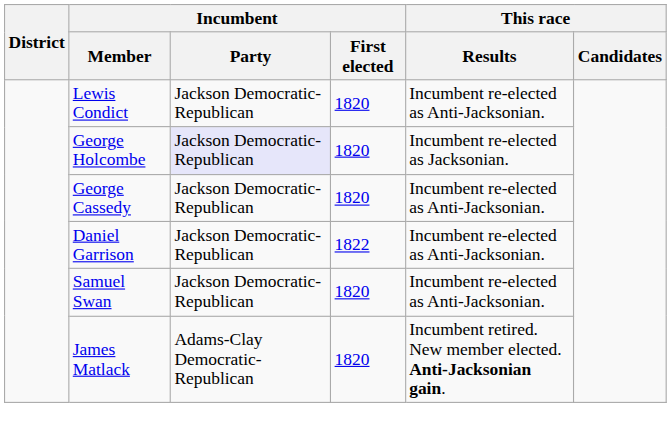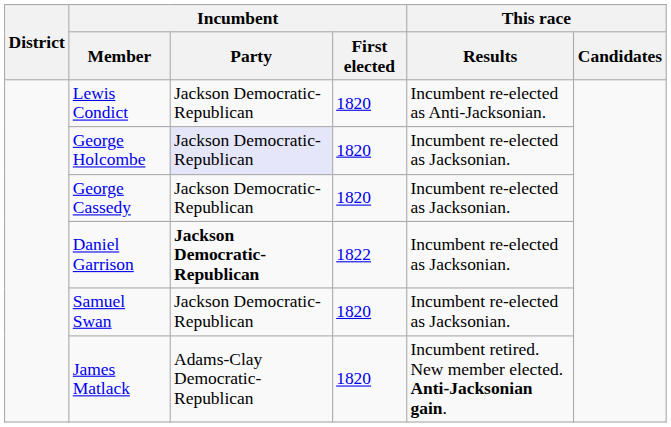(483, 197) Incumbent re-elected as Anti-Jacksonian. -> (484, 197) Incumbent re-elected as Jacksonian.
(248, 244) normal -> (220, 254) bold
(483, 244) Incumbent re-elected as Anti-Jacksonian. -> (484, 254) Incumbent re-elected as Jacksonian.
(483, 292) Incumbent re-elected as Anti-Jacksonian. -> (484, 311) Incumbent re-elected as Jacksonian.
